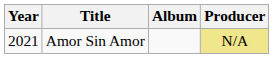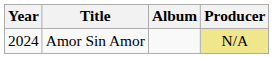(23, 41) 2021 -> (23, 41) 2024
